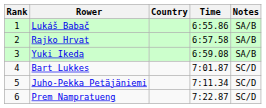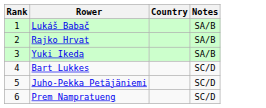- column: (210, 11)
